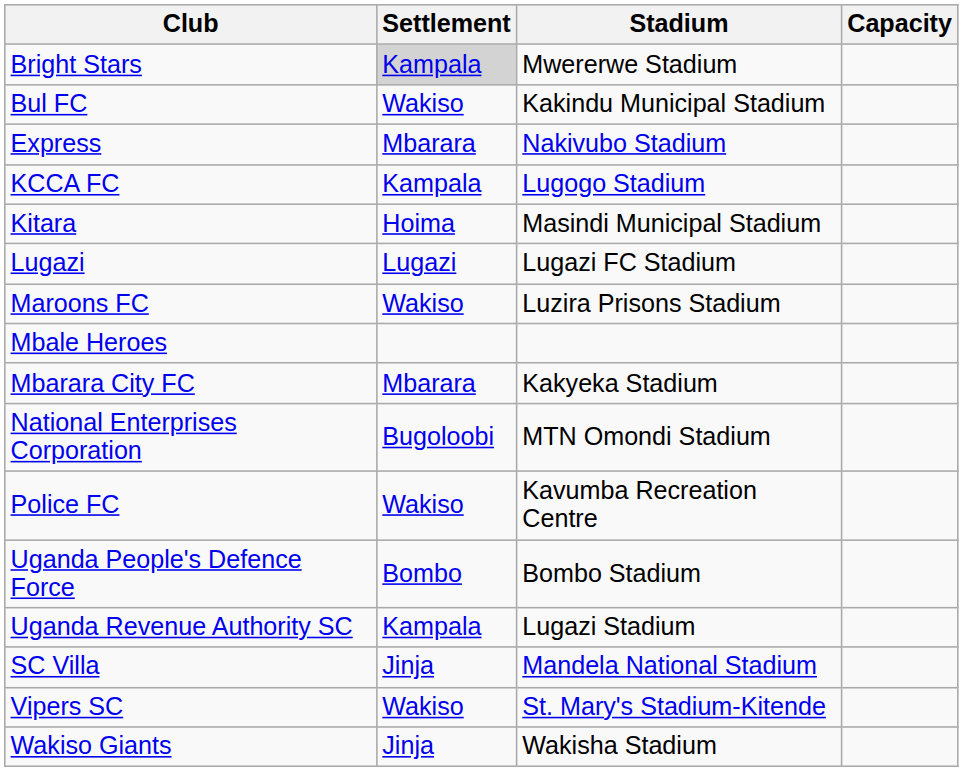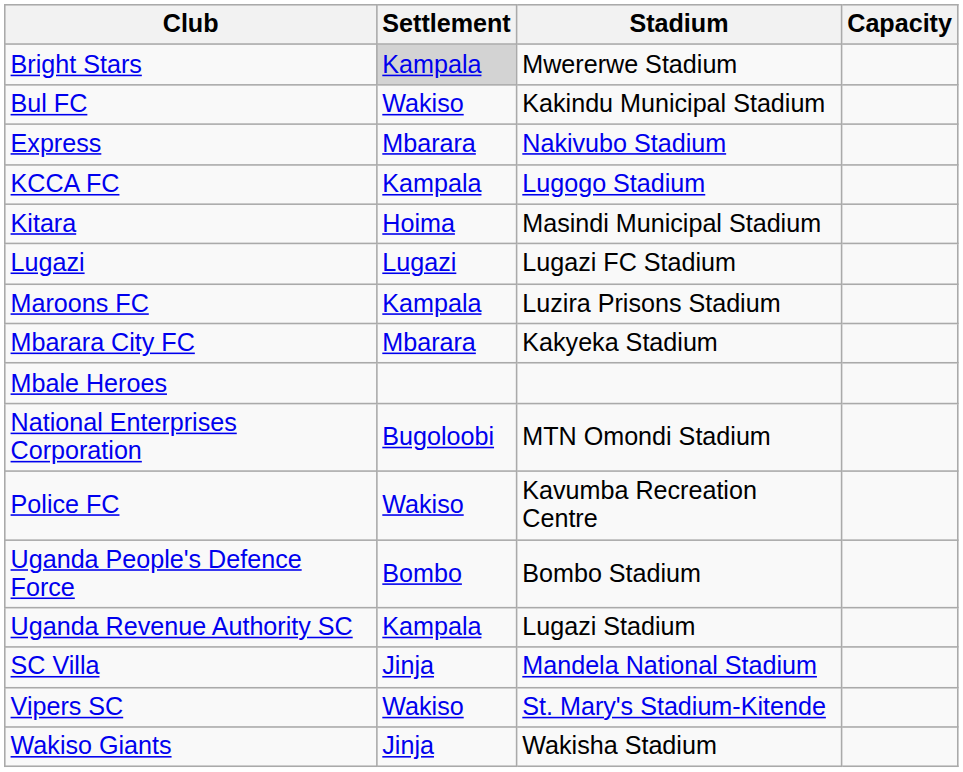(423, 303) Wakiso -> (432, 303) Kampala
rows swapped: (103, 382) <-> (89, 343)
